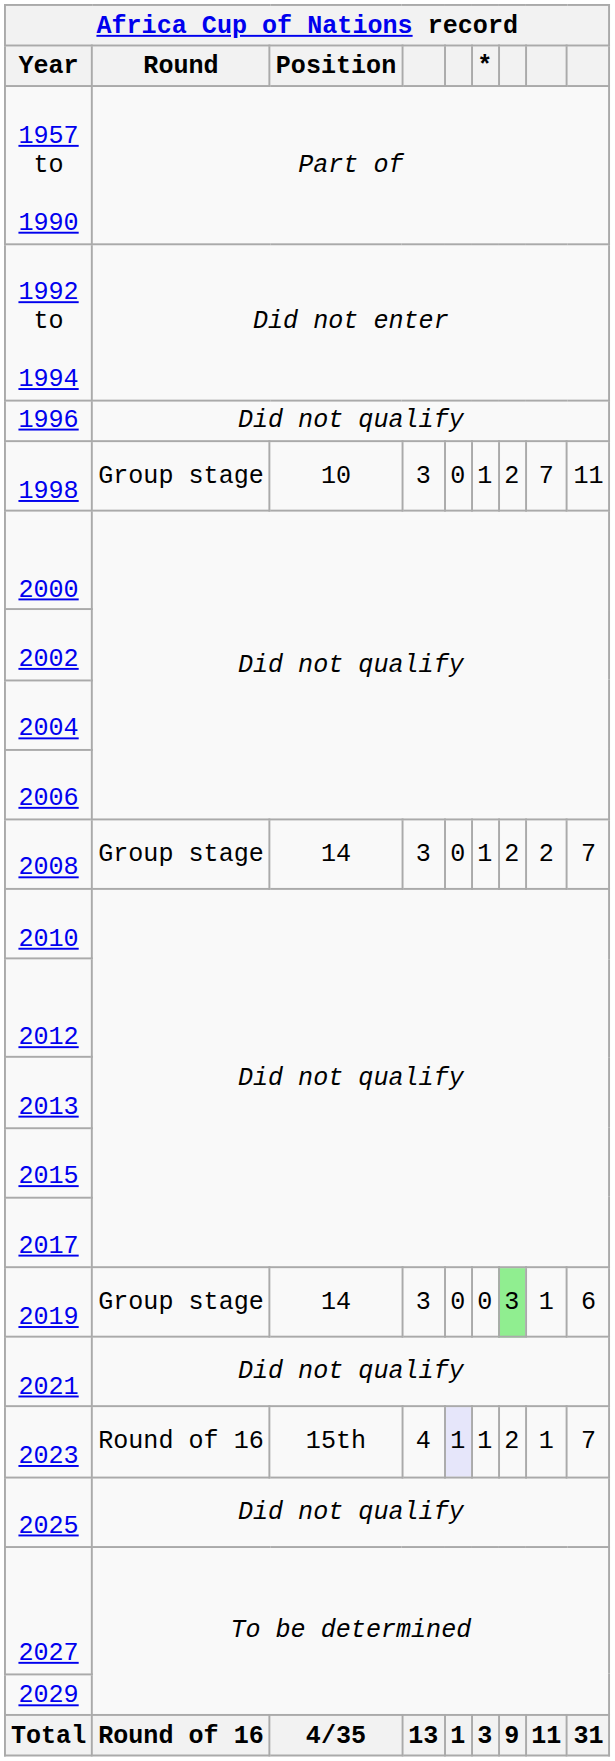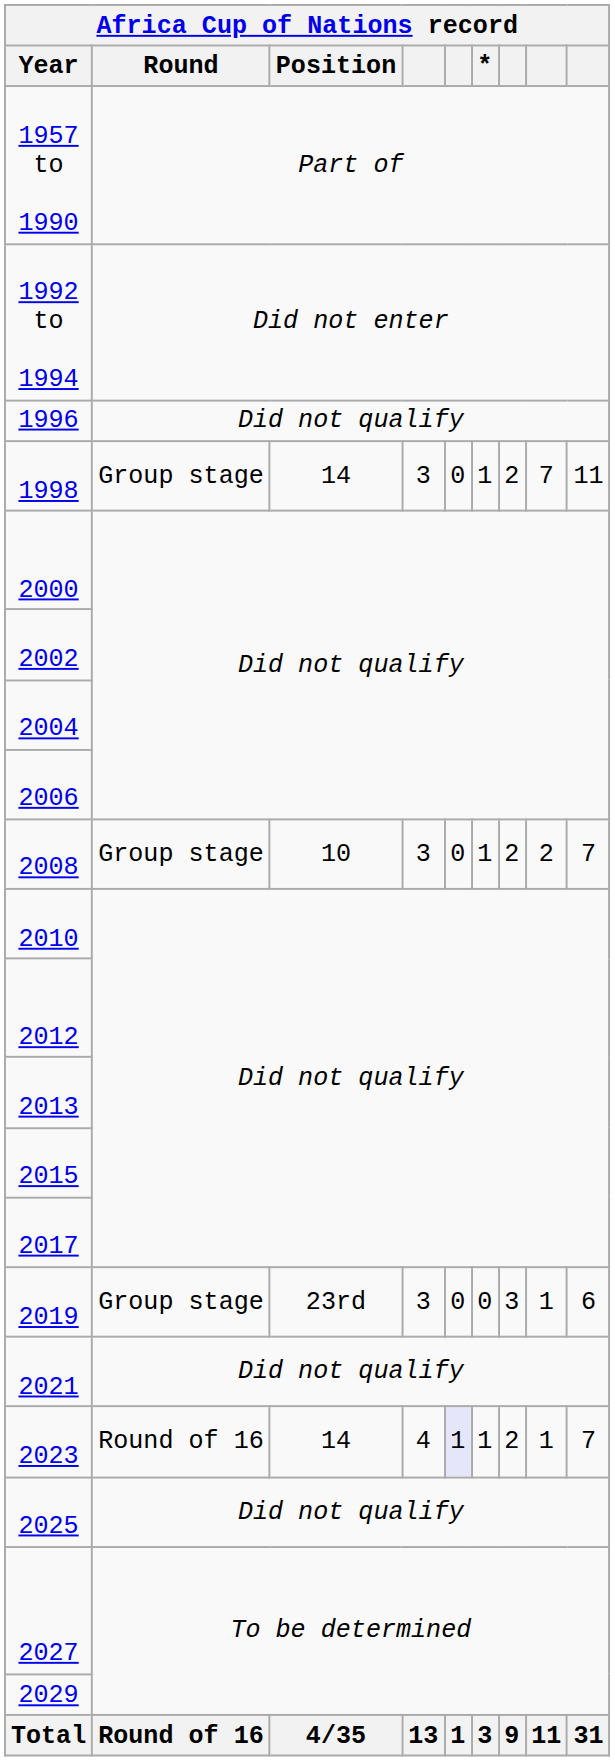(336, 476) 10 -> (336, 476) 14
(336, 854) 14 -> (336, 854) 10
(336, 1302) 14 -> (336, 1302) 23rd
(512, 1302) lightgreen background -> (512, 1302) no background
(336, 1442) 15th -> (336, 1442) 14
